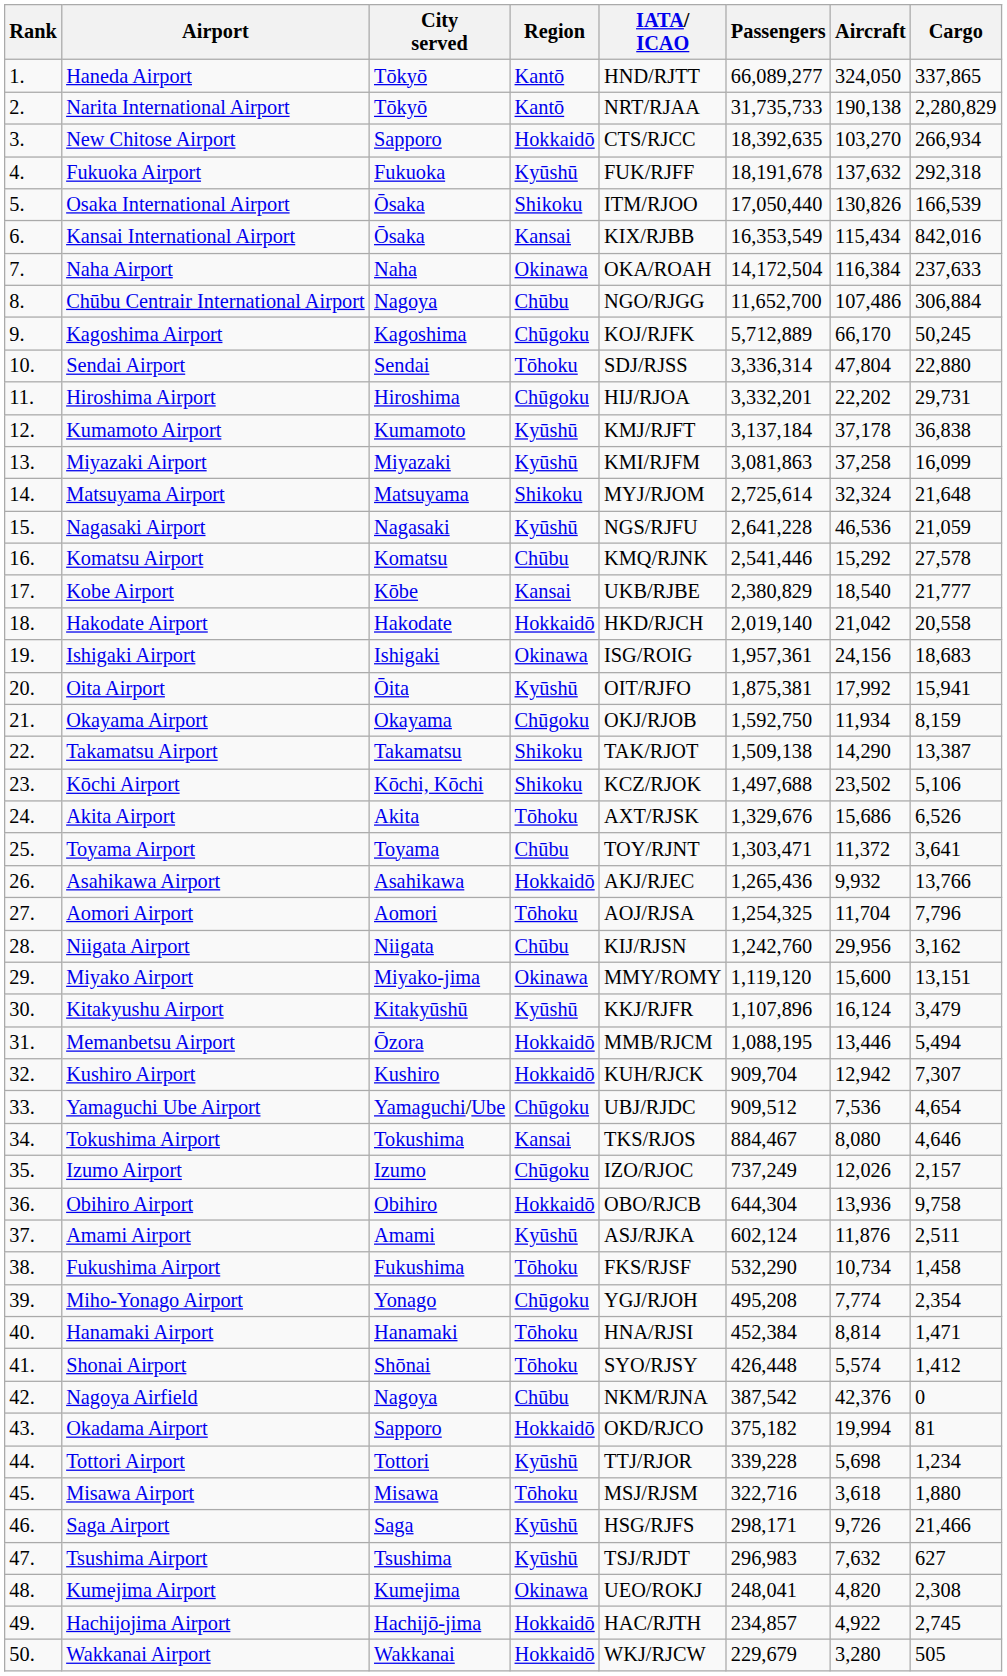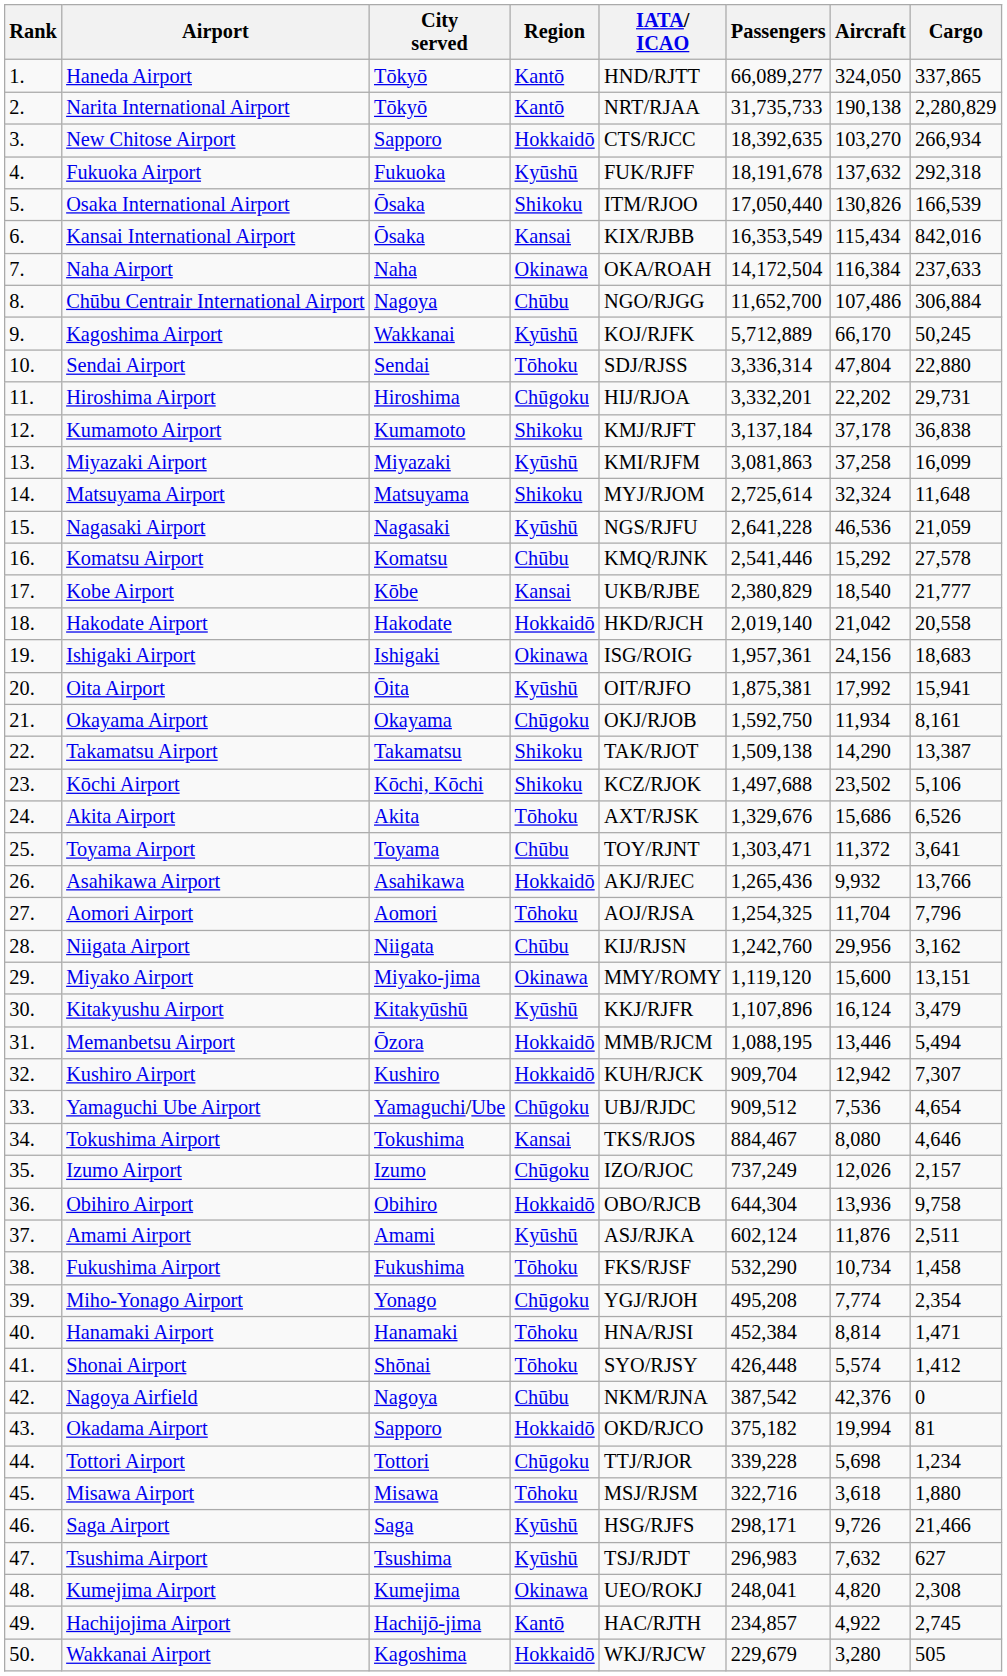(420, 333) Kagoshima -> (414, 333) Wakkanai
(552, 333) Chūgoku -> (546, 333) Kyūshū
(546, 430) Kyūshū -> (548, 430) Shikoku
(943, 494) 21,648 -> (943, 494) 11,648
(938, 720) 8,159 -> (938, 720) 8,161
(546, 1461) Kyūshū -> (552, 1461) Chūgoku
(555, 1622) Hokkaidō -> (539, 1622) Kantō
(414, 1654) Wakkanai -> (420, 1654) Kagoshima
